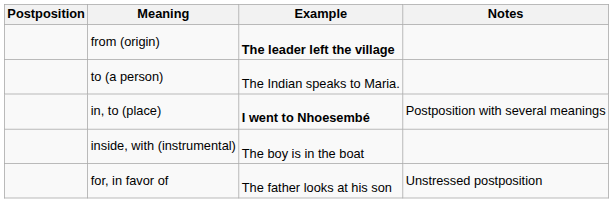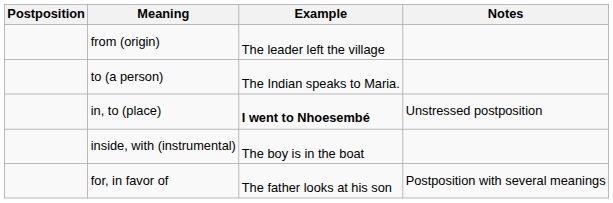(318, 49) bold -> (313, 49) normal
(506, 111) Postposition with several meanings -> (474, 111) Unstressed postposition
(474, 180) Unstressed postposition -> (506, 180) Postposition with several meanings
